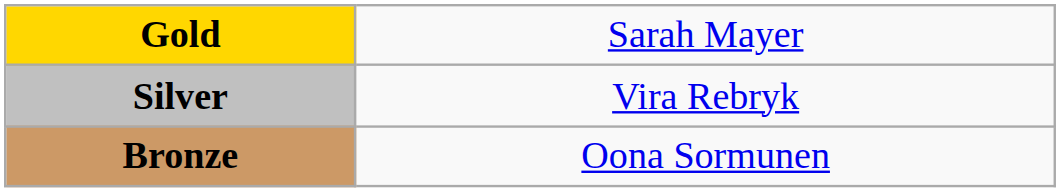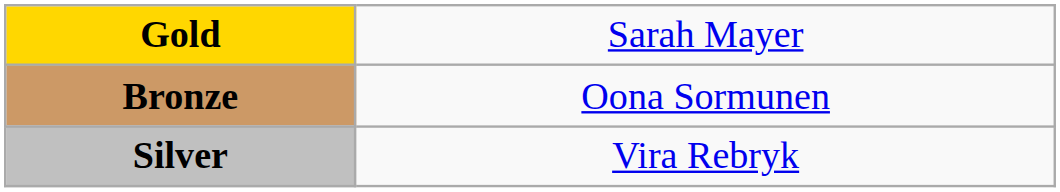rows swapped: (180, 95) <-> (180, 155)
